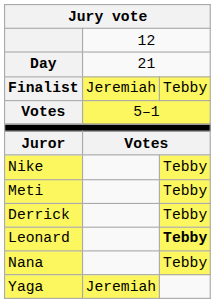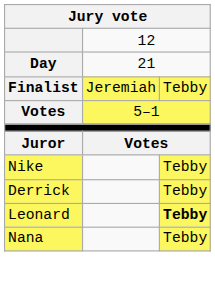- row: (26, 191)
- row: (26, 287)
